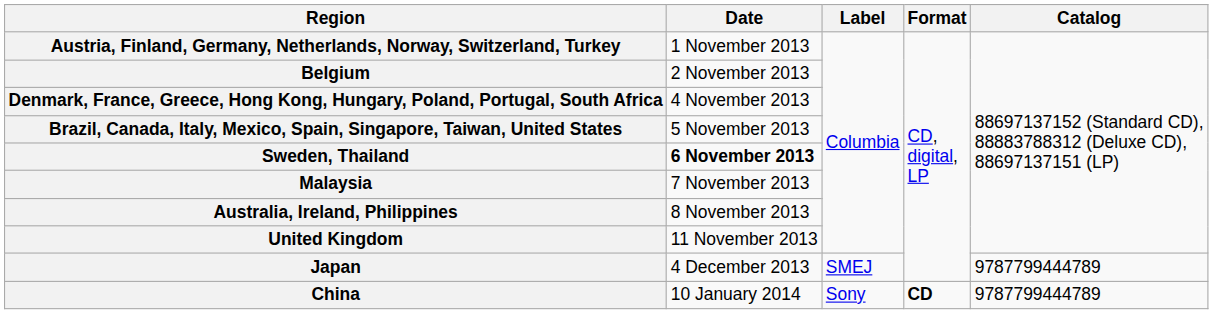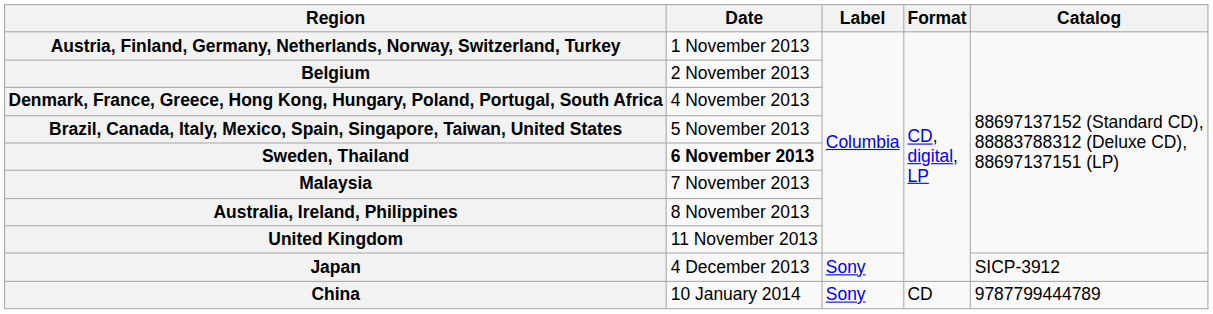(849, 267) SMEJ -> (846, 267) Sony
(1038, 267) 9787799444789 -> (1017, 267) SICP-3912
(920, 294) bold -> (920, 294) normal
